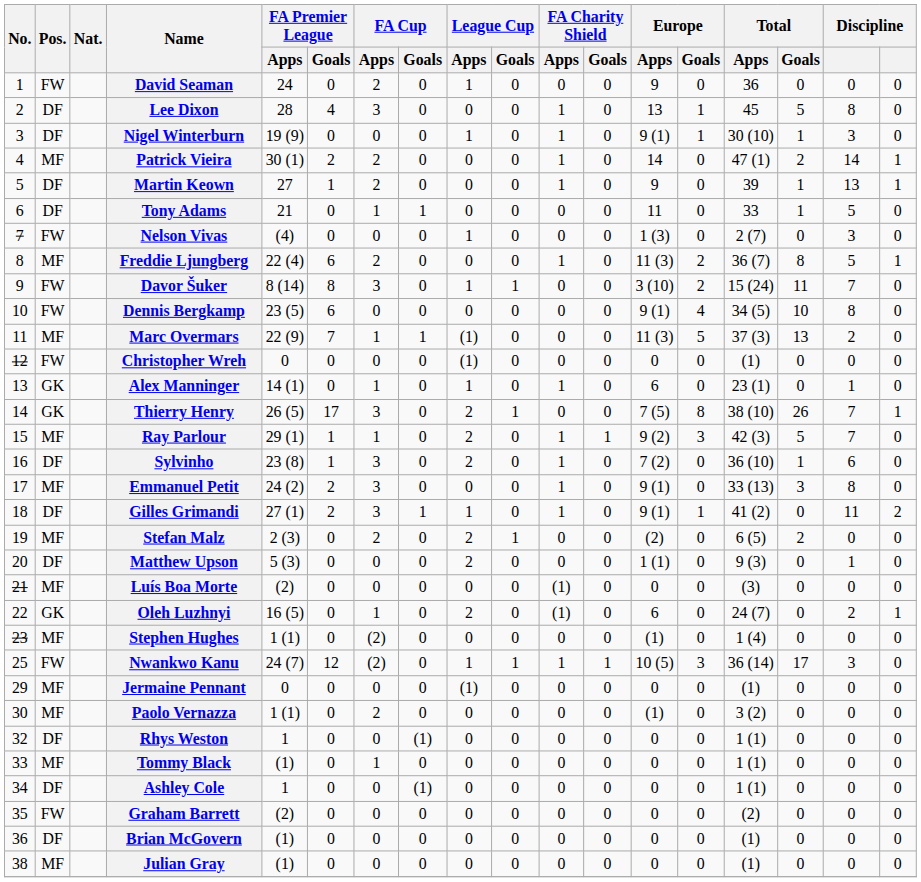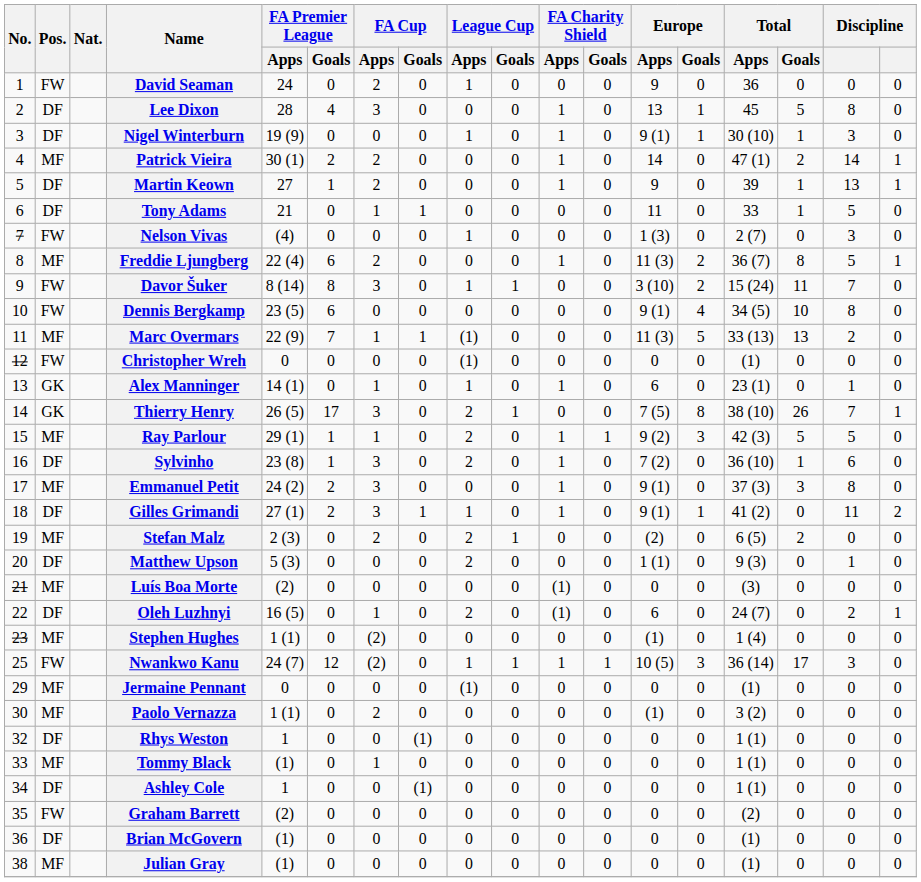(751, 336) 37 (3) -> (751, 336) 33 (13)
(851, 436) 7 -> (851, 436) 5
(751, 487) 33 (13) -> (751, 487) 37 (3)
(53, 612) GK -> (53, 612) DF
